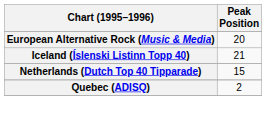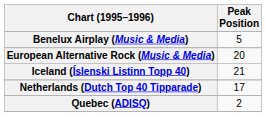+ row: (111, 39)
(239, 71) 15 -> (239, 87) 17
